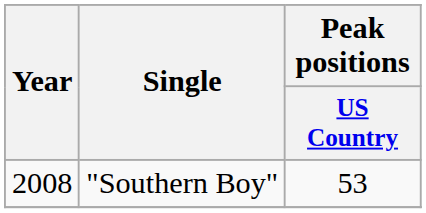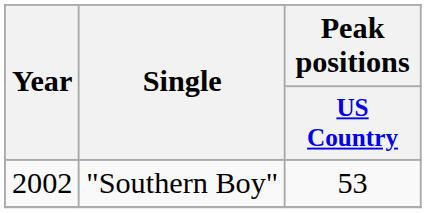(42, 182) 2008 -> (42, 182) 2002
